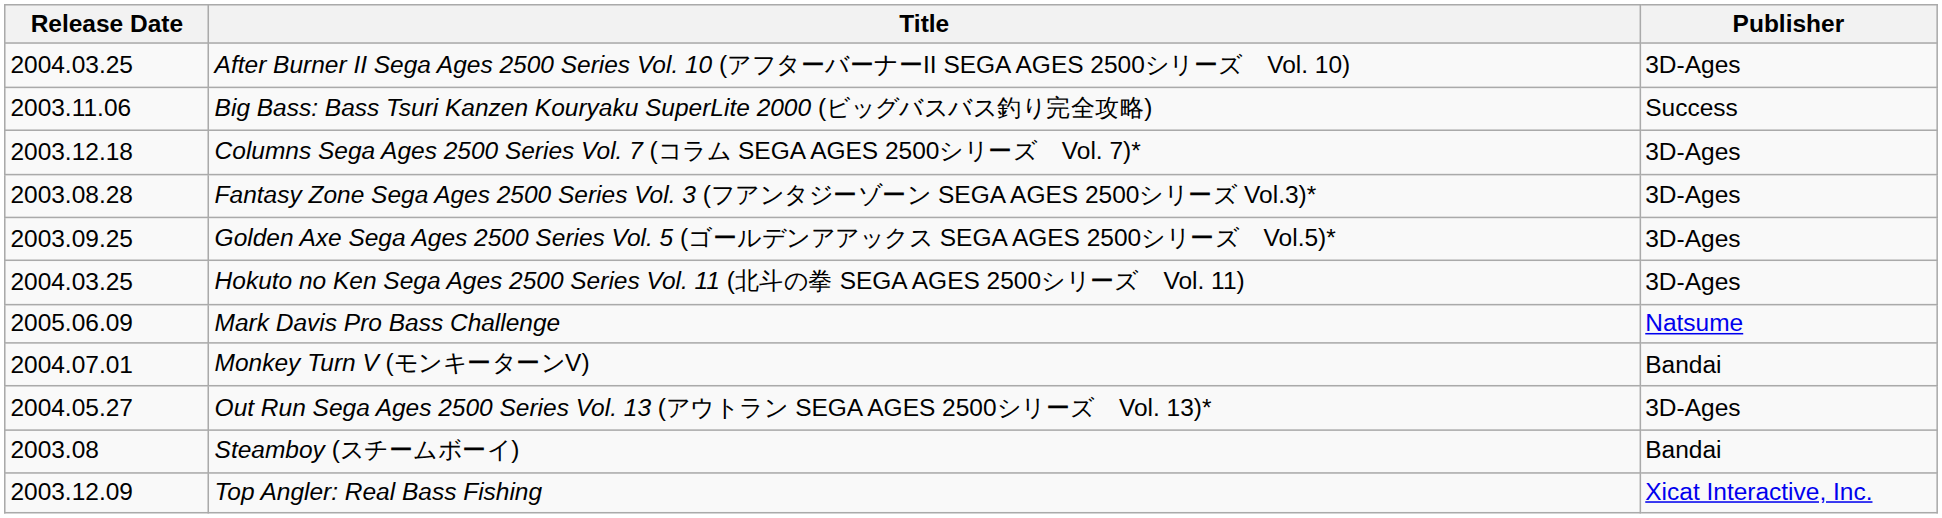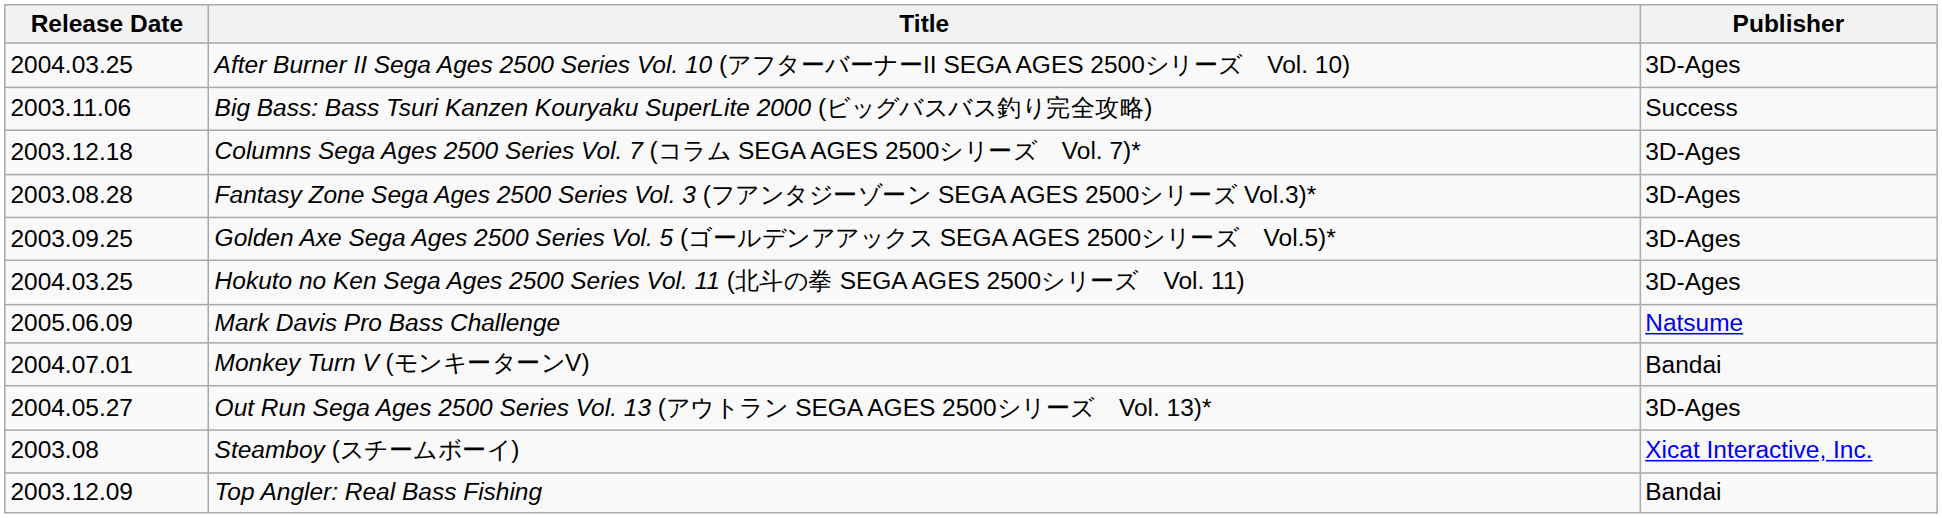(1683, 451) Bandai -> (1759, 451) Xicat Interactive, Inc.
(1759, 492) Xicat Interactive, Inc. -> (1683, 492) Bandai
